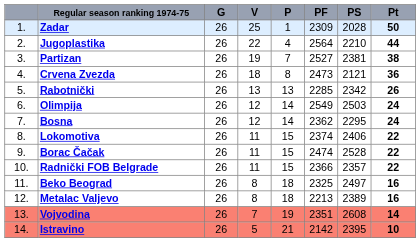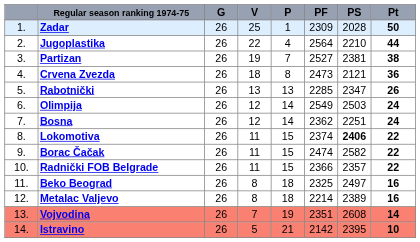(354, 90) 2342 -> (354, 90) 2347
(354, 121) 2295 -> (354, 121) 2251
(354, 136) normal -> (354, 136) bold
(354, 152) 2528 -> (354, 152) 2582
(321, 199) 2213 -> (321, 199) 2214
